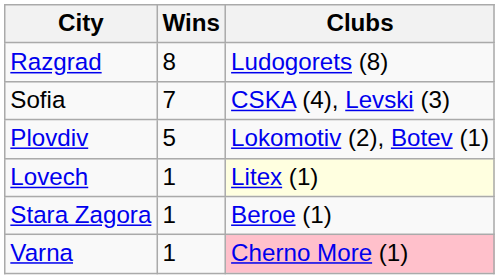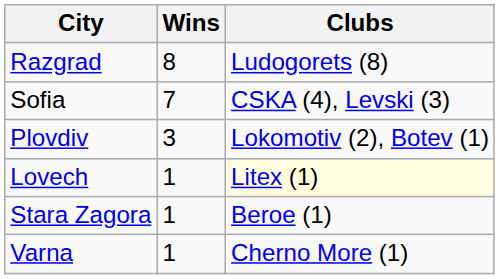(169, 138) 5 -> (169, 138) 3
(320, 253) pink background -> (320, 253) no background
